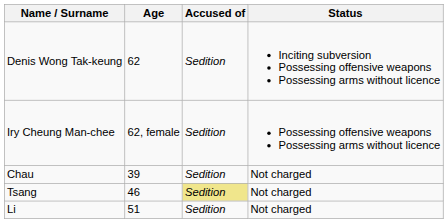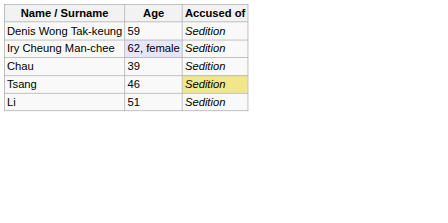- column: (345, 13)
(134, 61) 62 -> (134, 31) 59
(154, 132) no background -> (154, 48) lavender background
